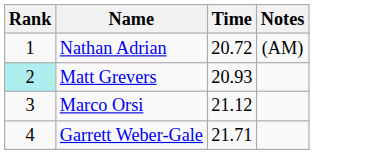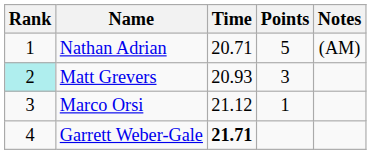+ column: (285, 18)
(232, 47) 20.72 -> (232, 47) 20.71
(232, 134) normal -> (232, 134) bold
